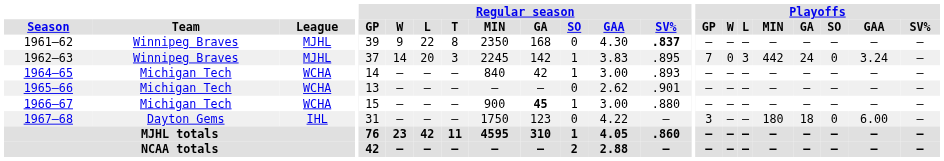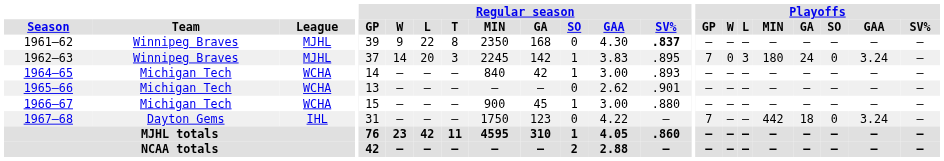(773, 58) 442 -> (773, 58) 180
(541, 103) bold -> (541, 103) normal
(709, 119) 3 -> (709, 119) 7
(773, 119) 180 -> (773, 119) 442
(874, 119) 6.00 -> (874, 119) 3.24
